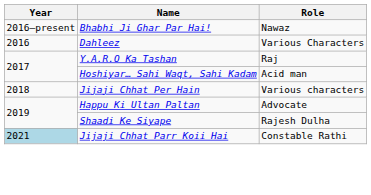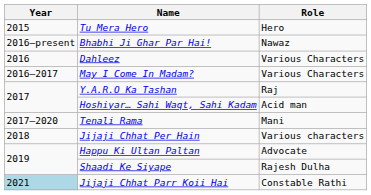+ row: (114, 28)
+ row: (137, 74)
+ row: (111, 120)
